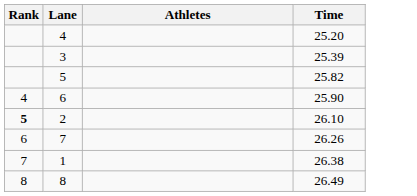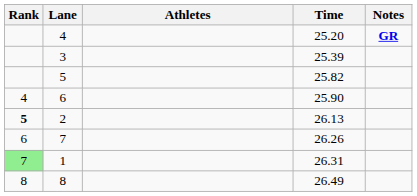+ column: (388, 14)
(329, 118) 26.10 -> (329, 118) 26.13
(24, 160) no background -> (24, 160) lightgreen background
(329, 160) 26.38 -> (329, 160) 26.31
